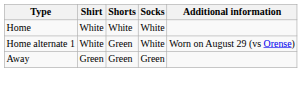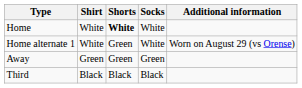(120, 28) normal -> (121, 28) bold
+ row: (18, 75)
